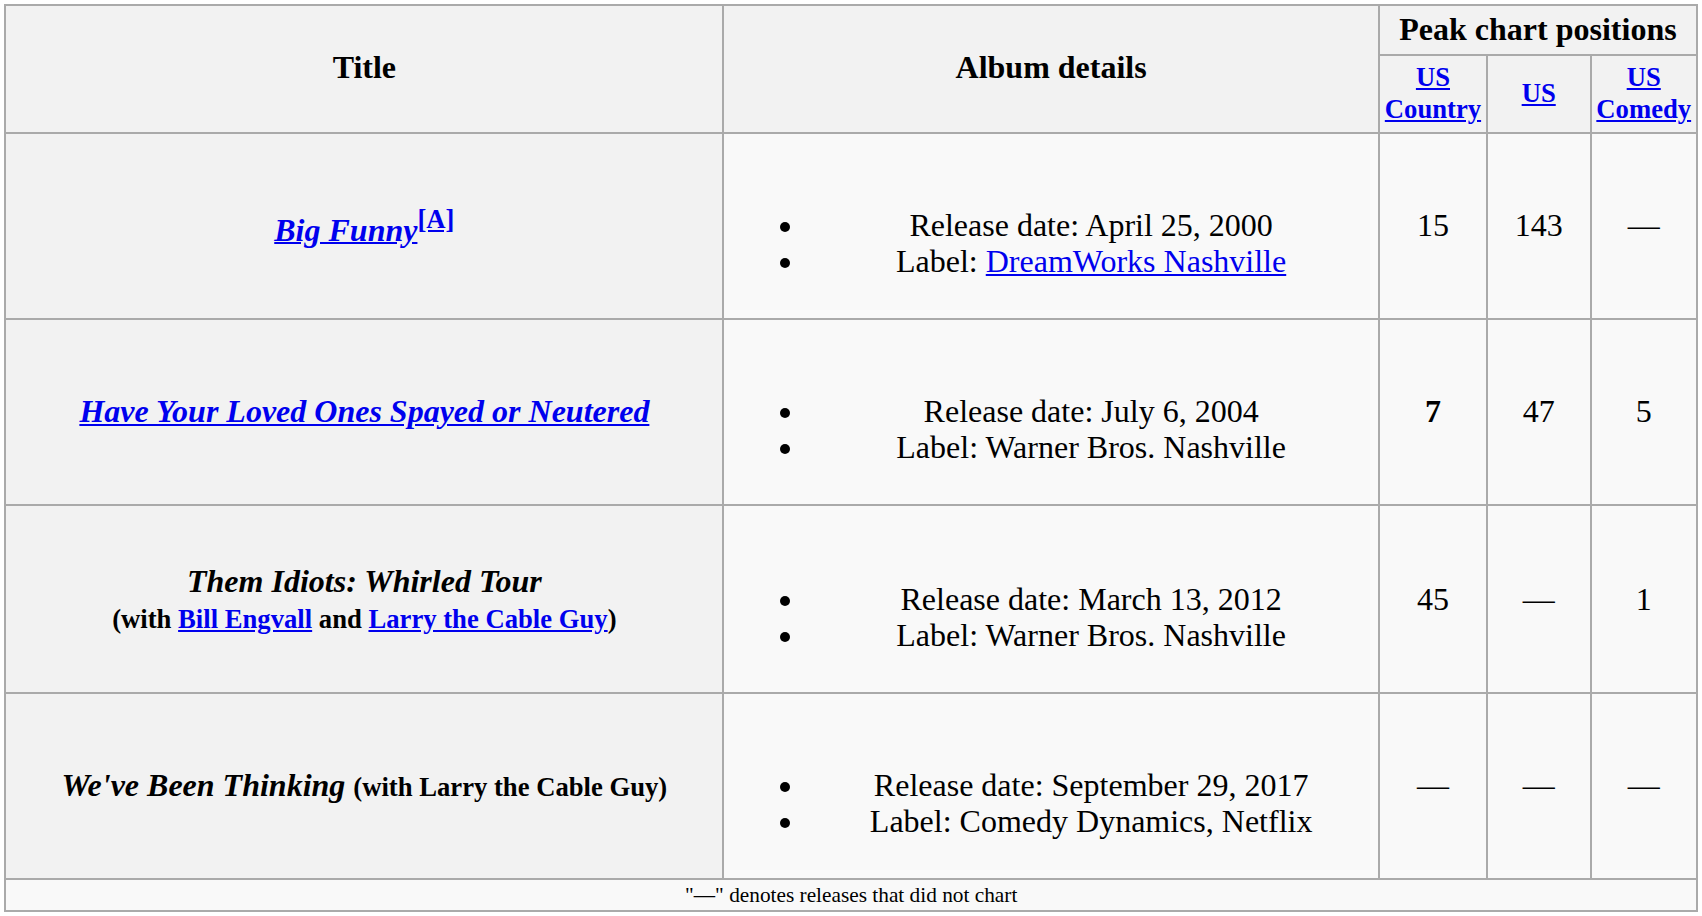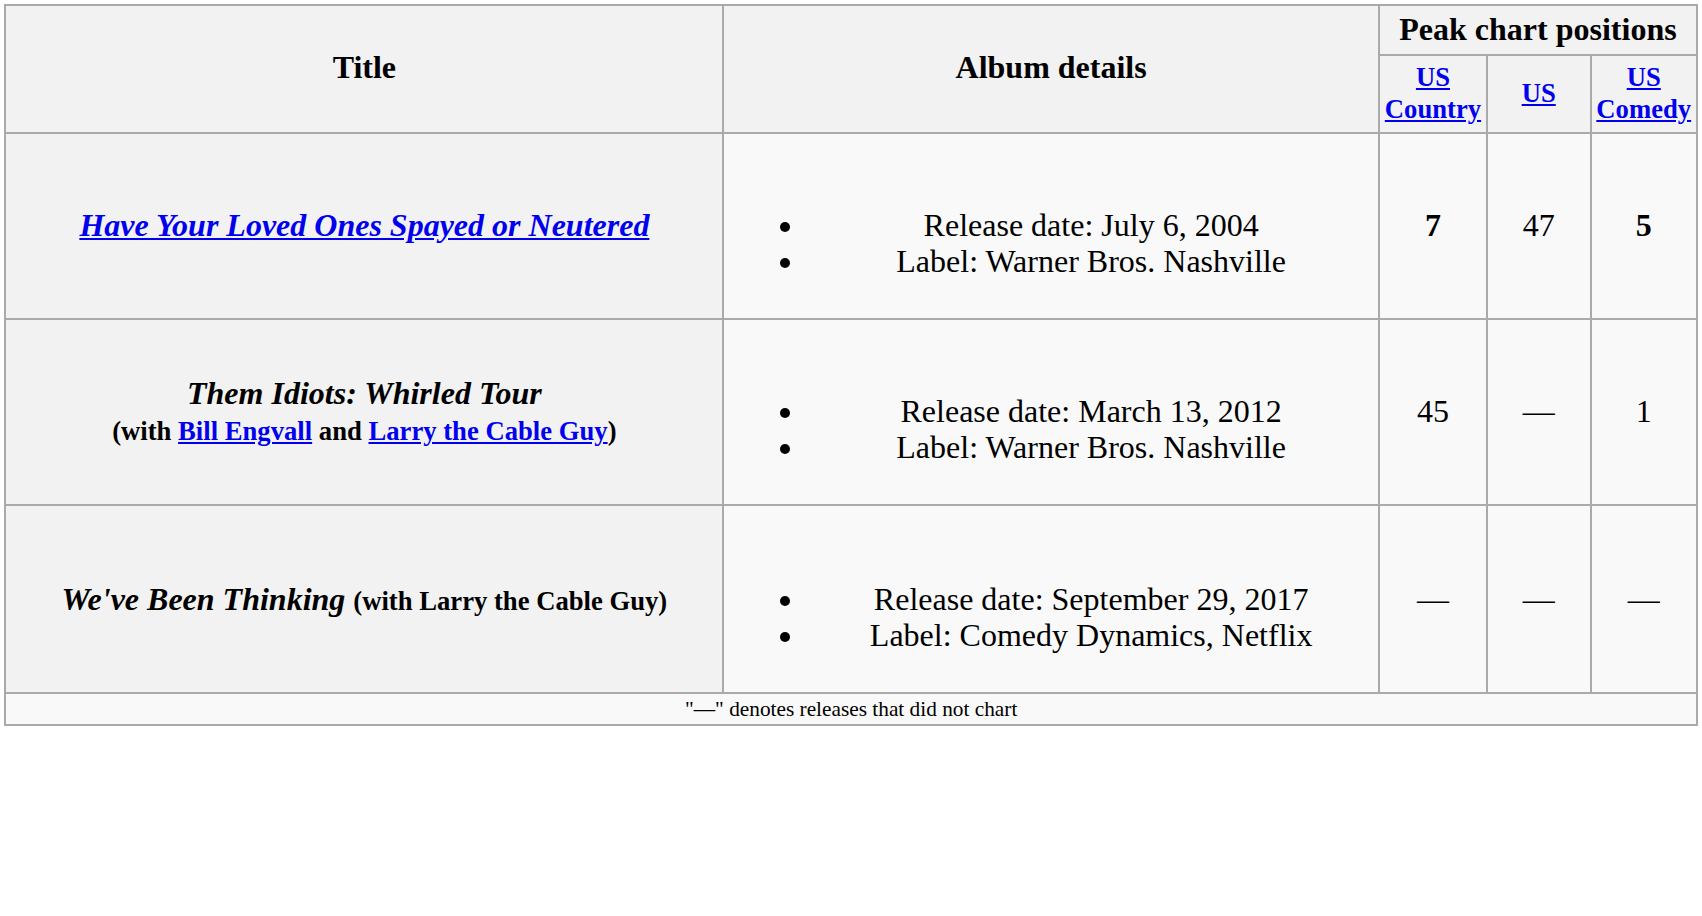- row: (364, 225)
(1644, 412) normal -> (1644, 225) bold
